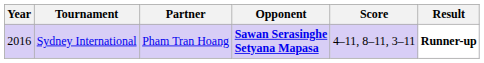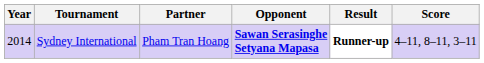columns swapped: (374, 14) <-> (449, 14)
(19, 41) 2016 -> (19, 41) 2014
